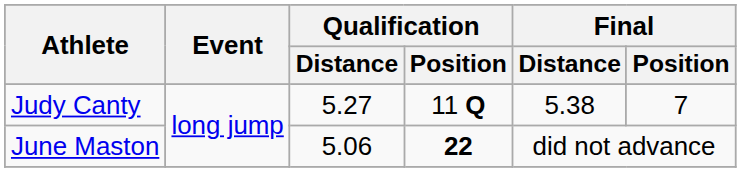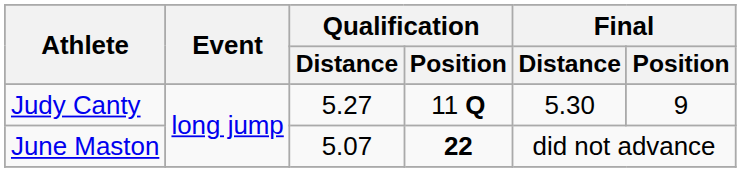(570, 105) 5.38 -> (570, 105) 5.30
(681, 105) 7 -> (681, 105) 9
(347, 146) 5.06 -> (347, 146) 5.07
